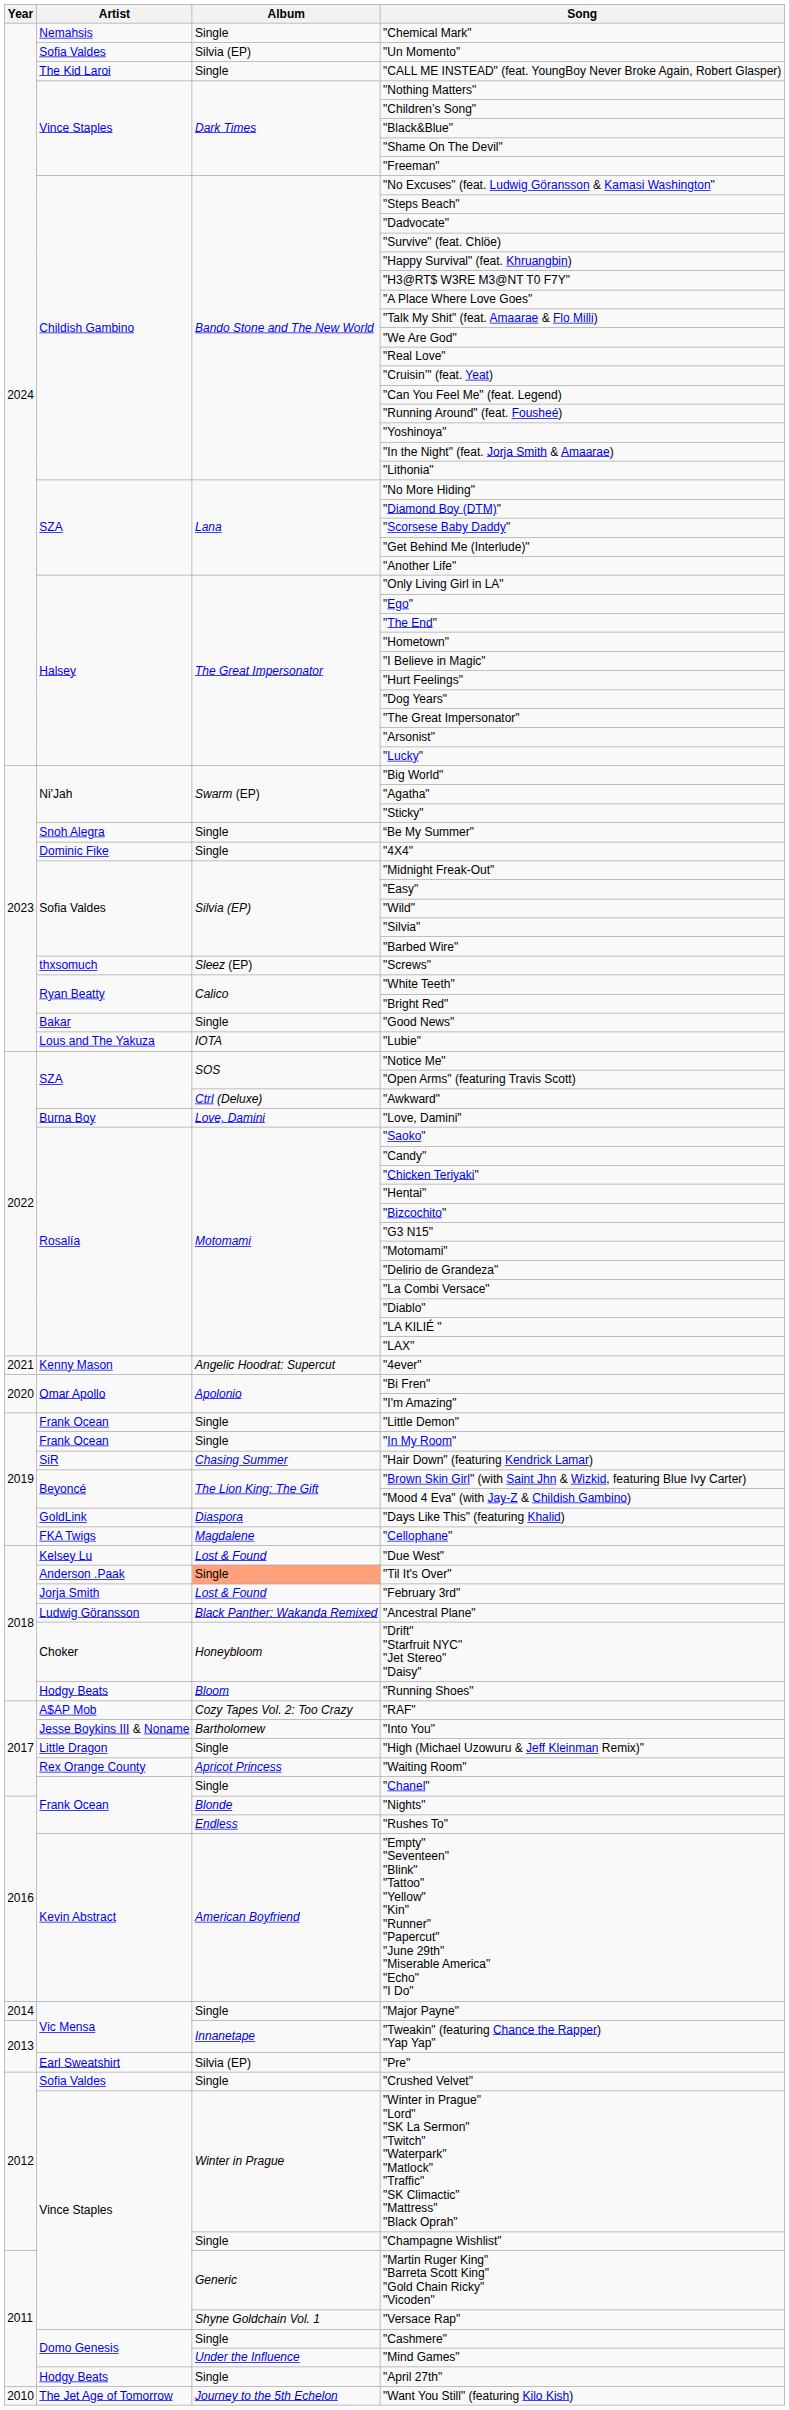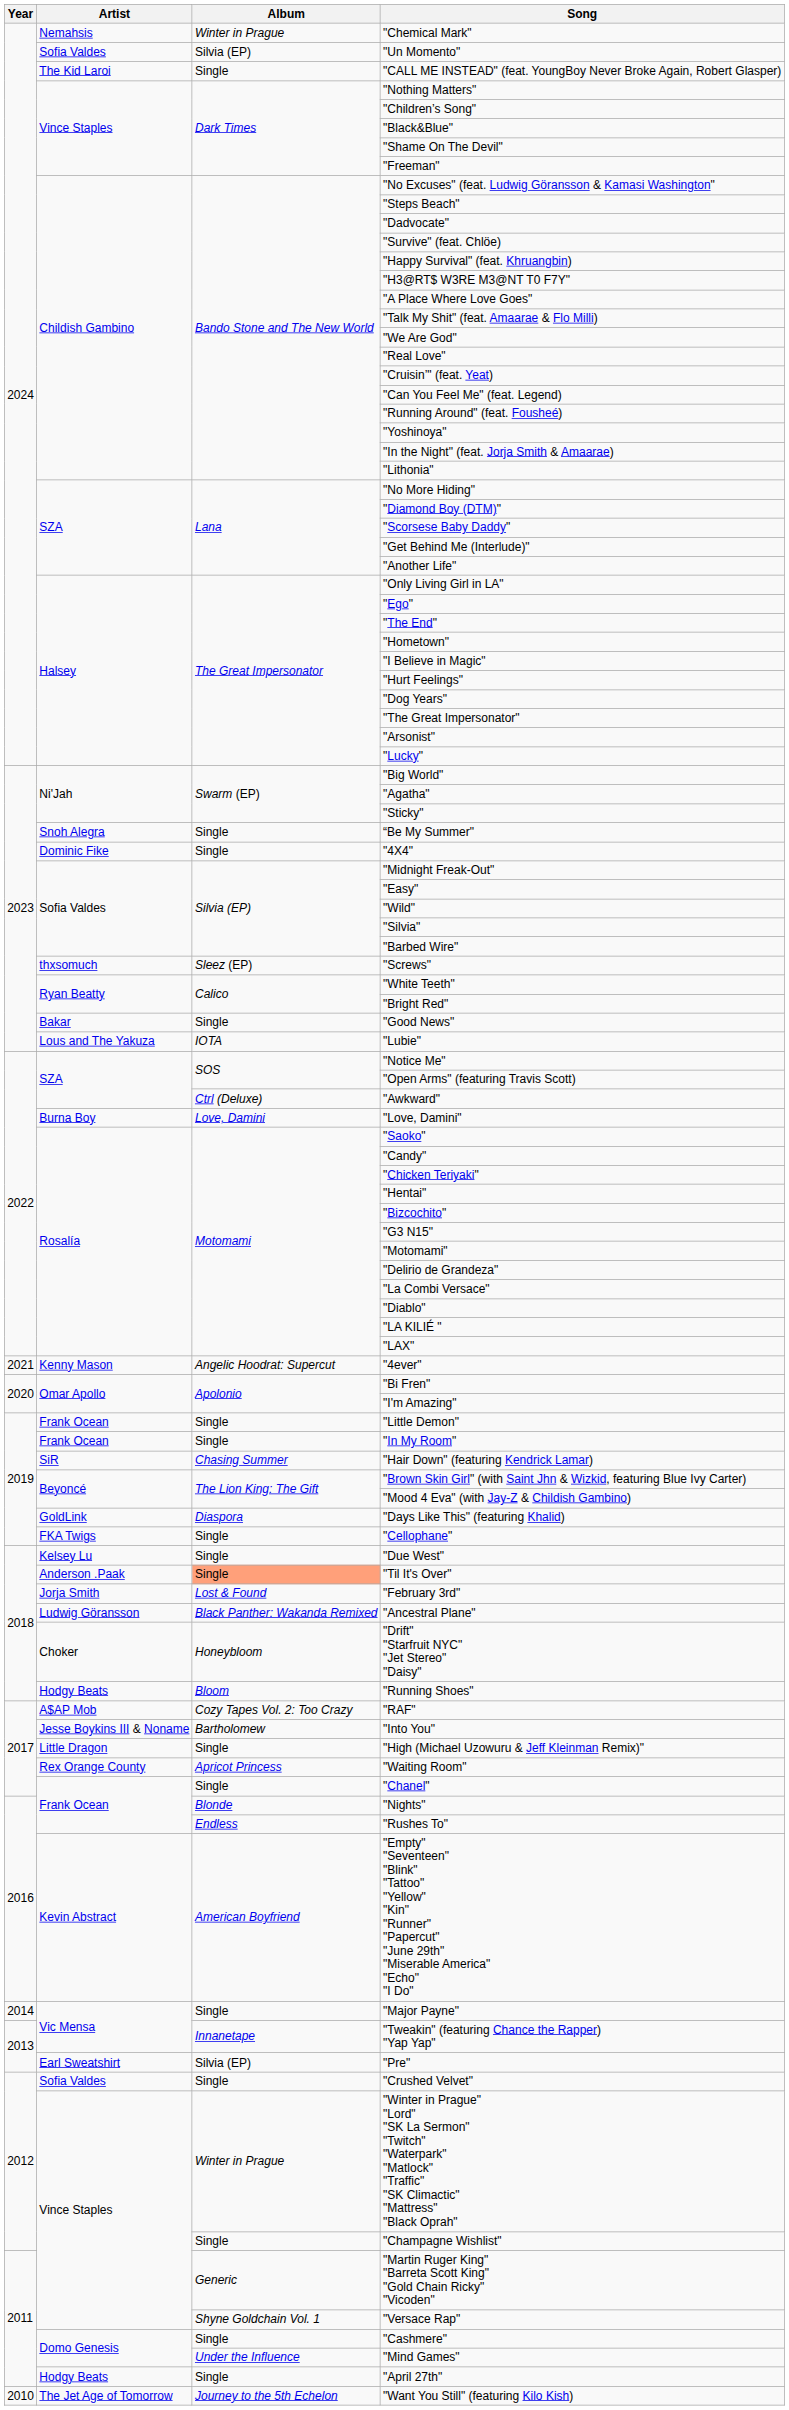(212, 33) Single -> (240, 33) Winter in Prague
(225, 1536) Magdalene -> (212, 1536) Single
(231, 1555) Lost & Found -> (212, 1555) Single
